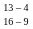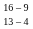rows swapped: (16, 8) <-> (16, 22)
